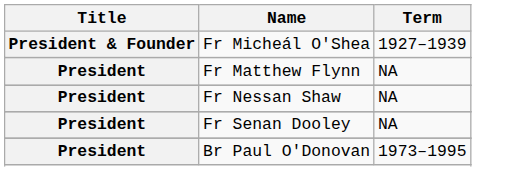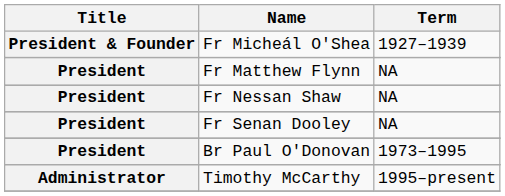+ row: (282, 178)
